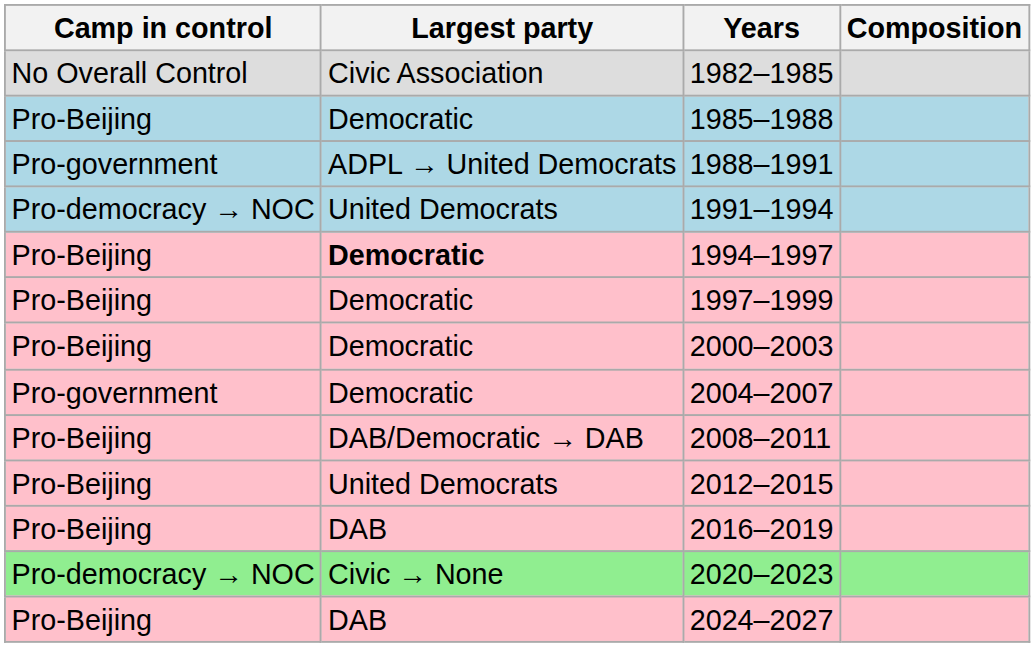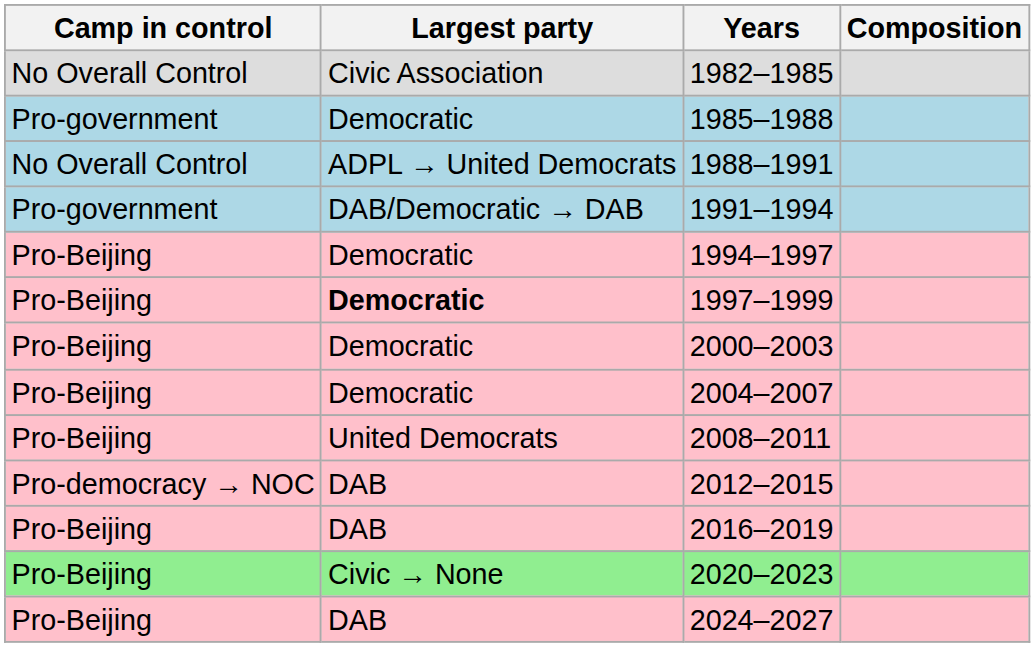(82, 119) Pro-Beijing -> (115, 119) Pro-government
(115, 164) Pro-government -> (130, 164) No Overall Control
(163, 210) Pro-democracy → NOC -> (115, 210) Pro-government
(443, 210) United Democrats -> (486, 210) DAB/Democratic → DAB
(406, 255) bold -> (401, 255) normal
(401, 301) normal -> (406, 301) bold
(115, 392) Pro-government -> (82, 392) Pro-Beijing
(486, 437) DAB/Democratic → DAB -> (443, 437) United Democrats
(82, 483) Pro-Beijing -> (163, 483) Pro-democracy → NOC
(443, 483) United Democrats -> (358, 483) DAB
(163, 574) Pro-democracy → NOC -> (82, 574) Pro-Beijing
